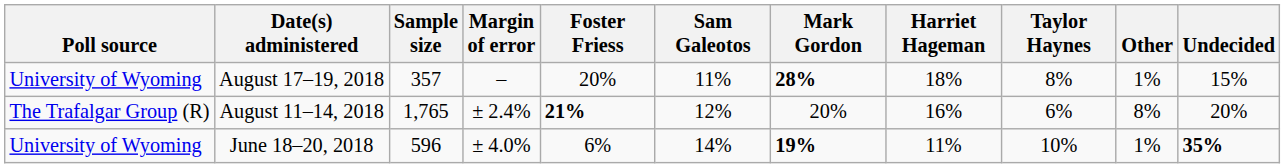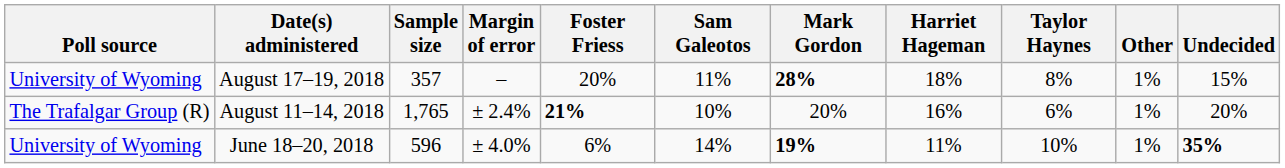(713, 112) 12% -> (713, 112) 10%
(1147, 112) 8% -> (1147, 112) 1%
